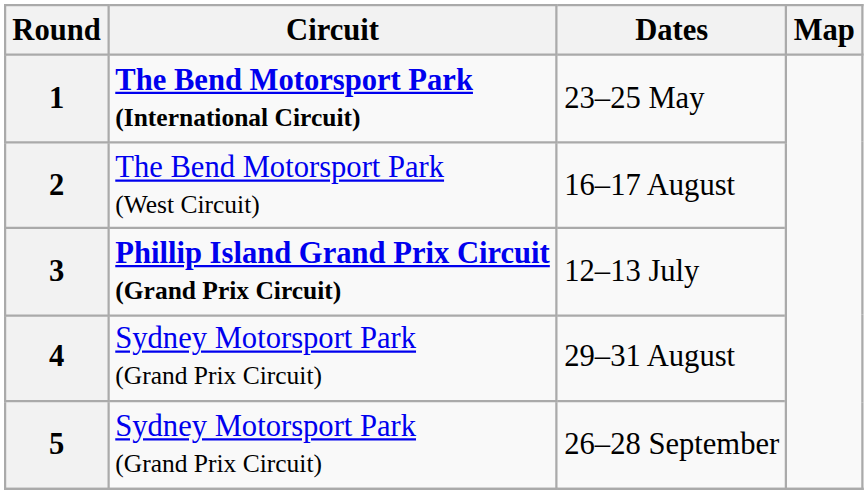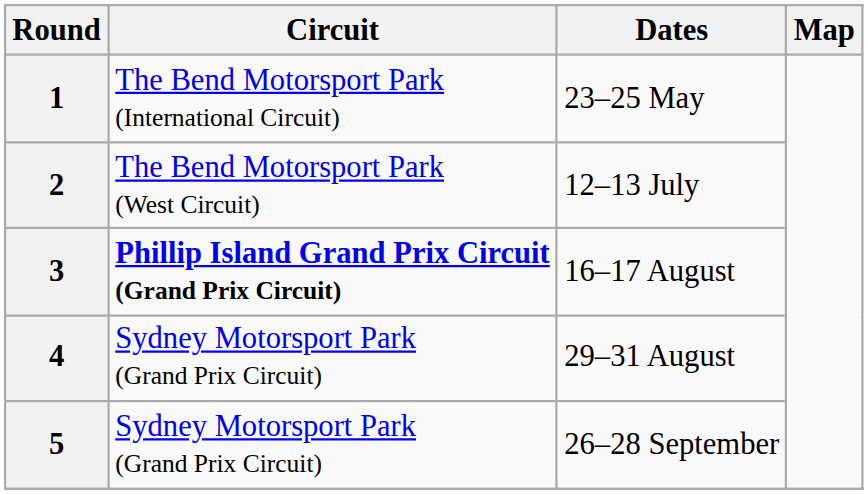(294, 97) bold -> (280, 96) normal
(650, 184) 16–17 August -> (632, 184) 12–13 July
(632, 270) 12–13 July -> (650, 270) 16–17 August
